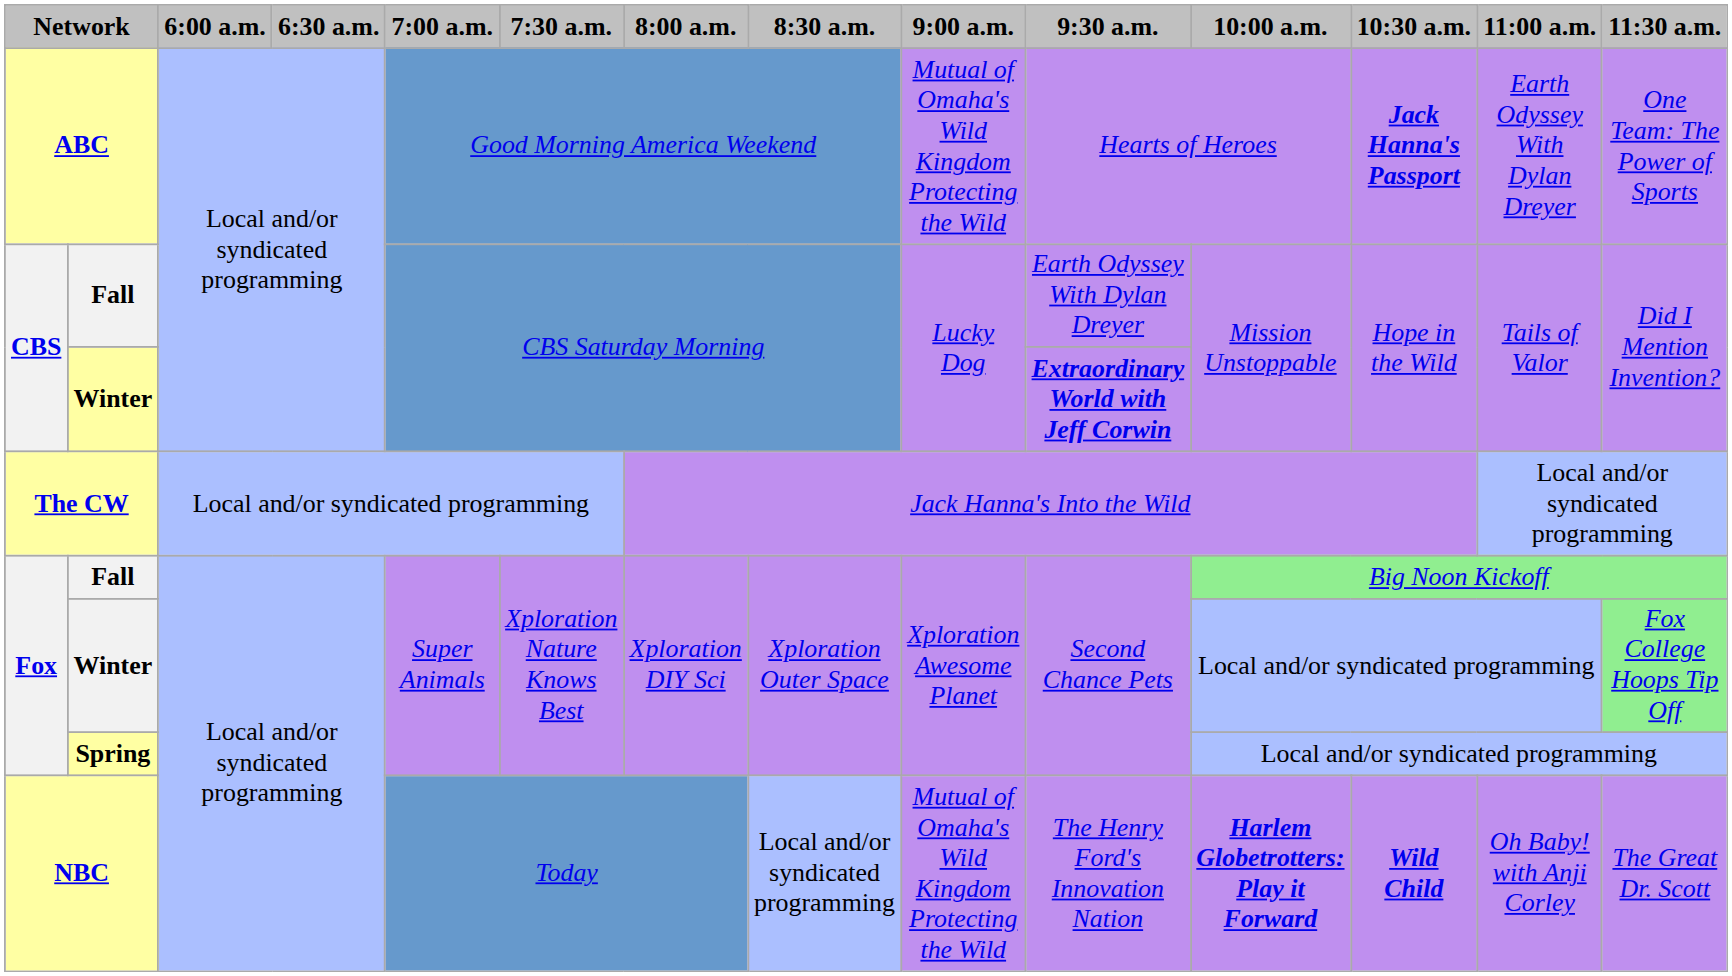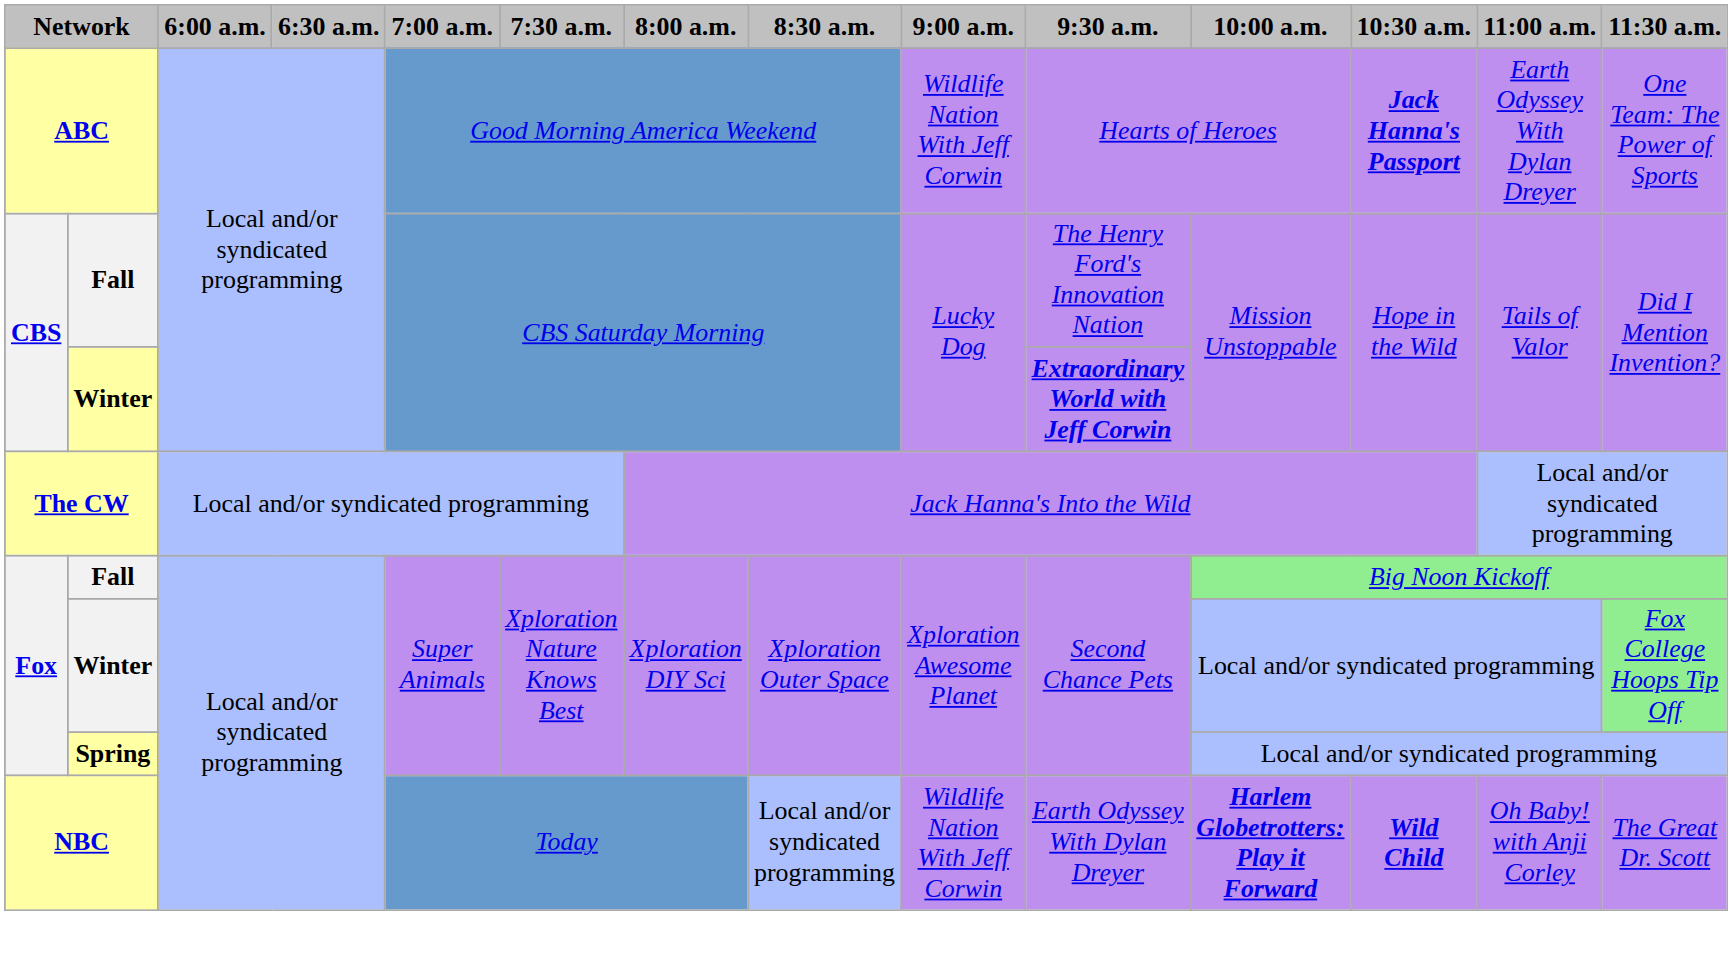(963, 145) Mutual of Omaha's Wild Kingdom Protecting the Wild -> (963, 130) Wildlife Nation With Jeff Corwin
(1108, 295) Earth Odyssey With Dylan Dreyer -> (1108, 280) The Henry Ford's Innovation Nation
(963, 873) Mutual of Omaha's Wild Kingdom Protecting the Wild -> (963, 842) Wildlife Nation With Jeff Corwin
(1108, 873) The Henry Ford's Innovation Nation -> (1108, 842) Earth Odyssey With Dylan Dreyer
